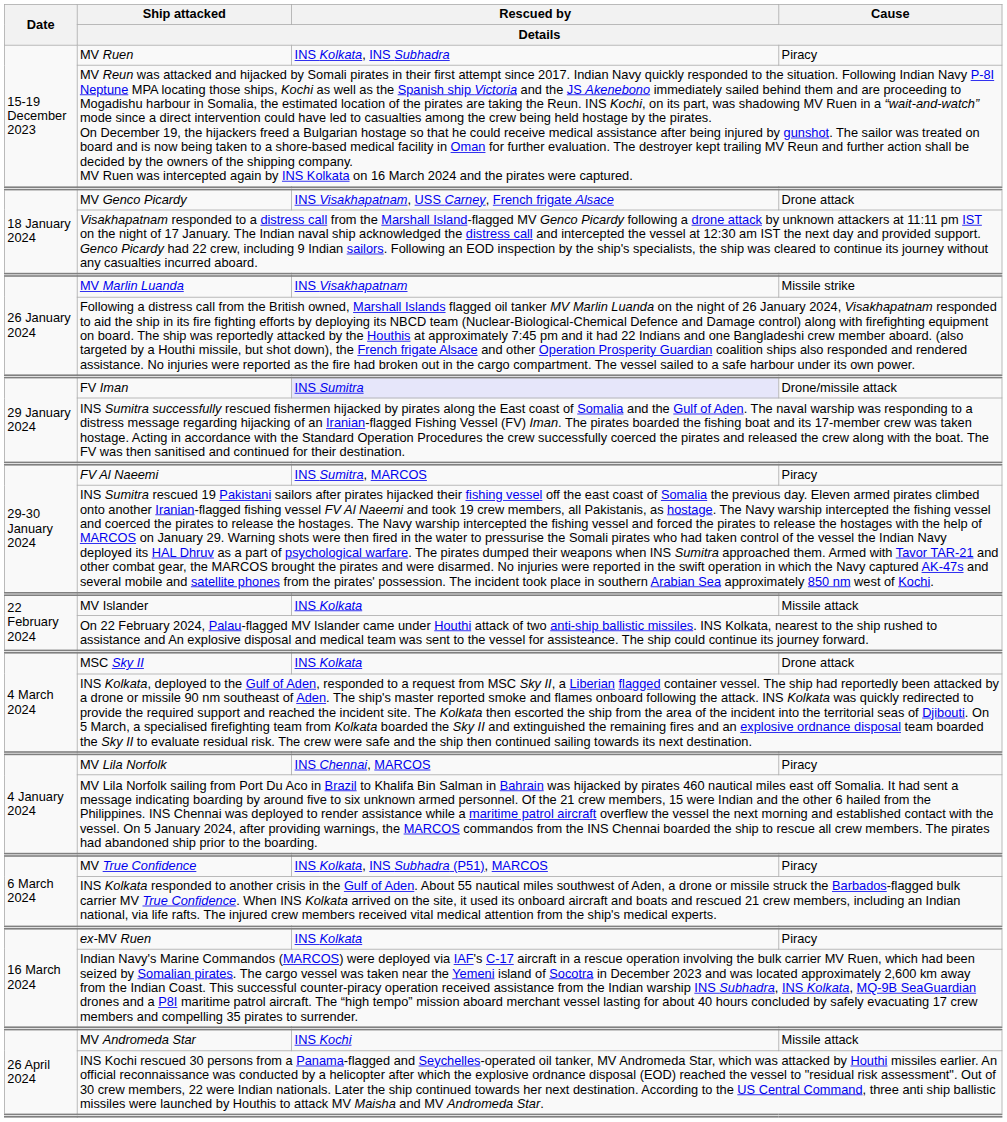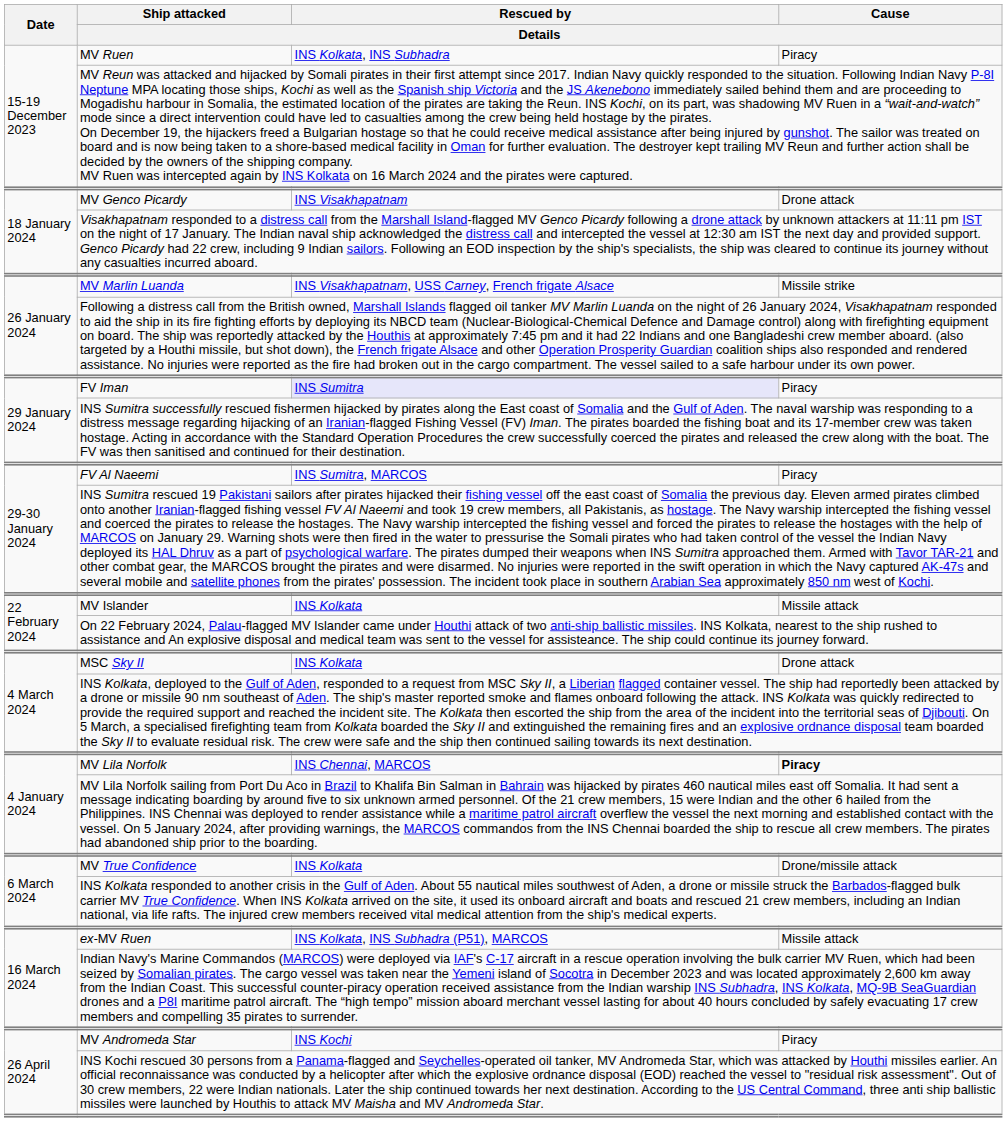(454, 199) INS Visakhapatnam, USS Carney, French frigate Alsace -> (351, 199) INS Visakhapatnam
(351, 286) INS Visakhapatnam -> (454, 286) INS Visakhapatnam, USS Carney, French frigate Alsace
(839, 388) Drone/missile attack -> (799, 388) Piracy
(799, 765) normal -> (801, 765) bold
(421, 866) INS Kolkata, INS Subhadra (P51), MARCOS -> (328, 866) INS Kolkata
(799, 866) Piracy -> (839, 866) Drone/missile attack
(328, 939) INS Kolkata -> (421, 939) INS Kolkata, INS Subhadra (P51), MARCOS
(799, 939) Piracy -> (820, 939) Missile attack
(820, 1040) Missile attack -> (799, 1040) Piracy
